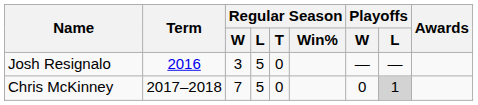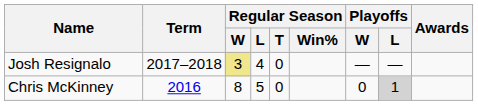(184, 64) 2016 -> (184, 64) 2017–2018
(238, 64) no background -> (238, 64) khaki background
(260, 64) 5 -> (260, 64) 4
(184, 87) 2017–2018 -> (184, 87) 2016
(238, 87) 7 -> (238, 87) 8
